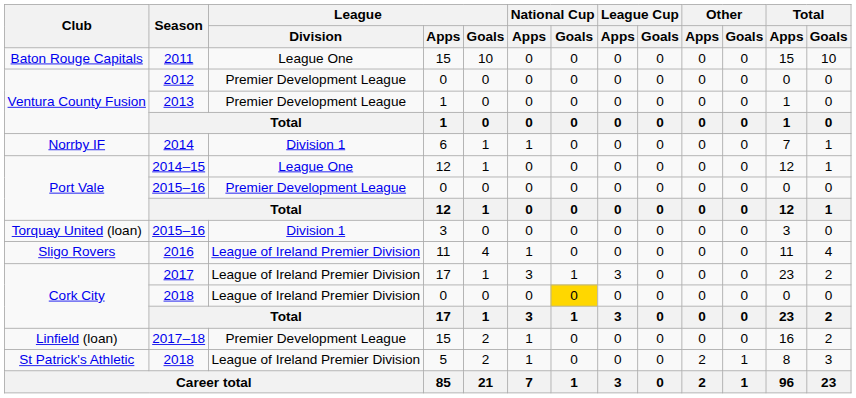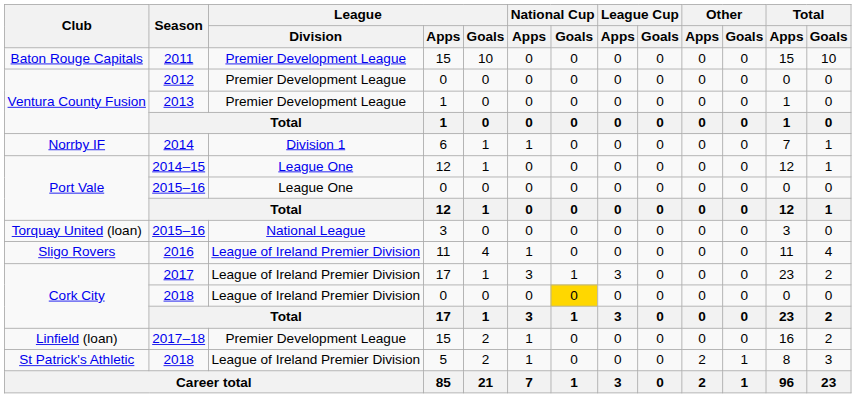(316, 58) League One -> (316, 58) Premier Development League
(316, 187) Premier Development League -> (316, 187) League One
(316, 230) Division 1 -> (316, 230) National League
